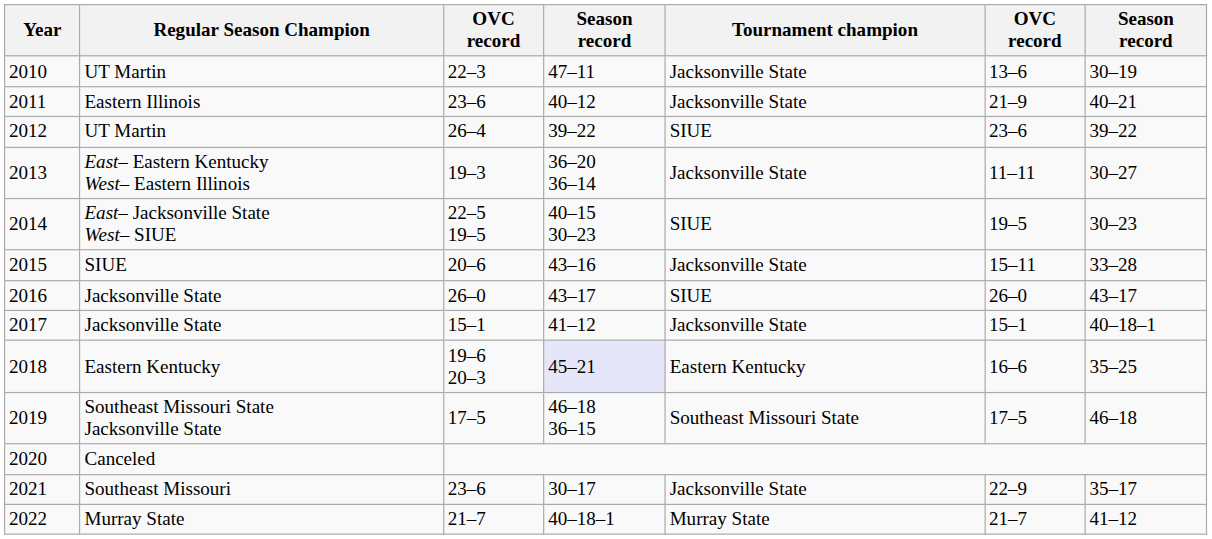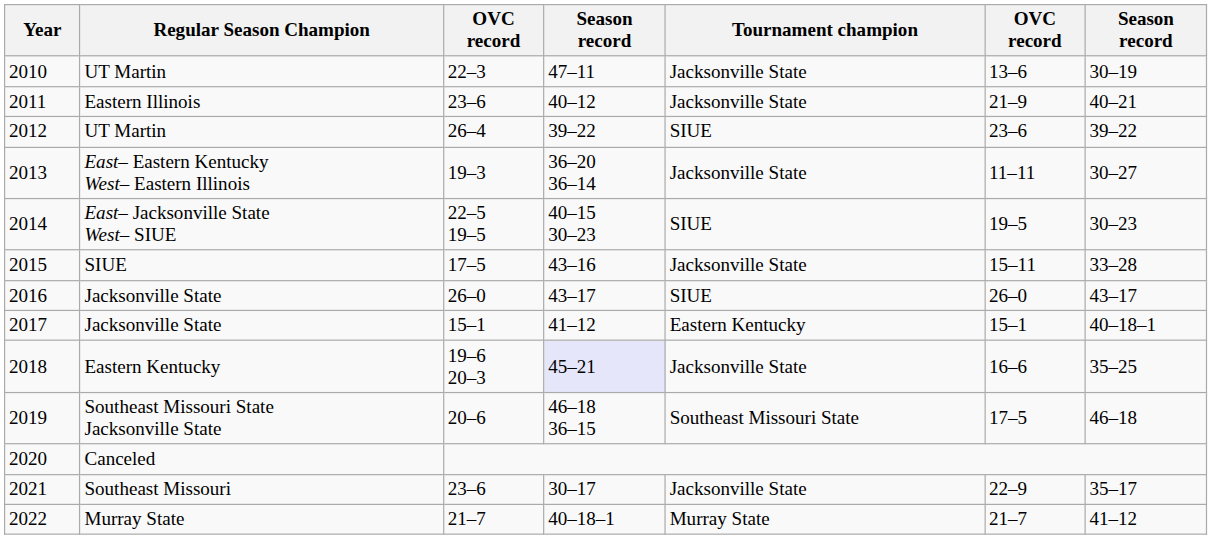(467, 265) 20–6 -> (467, 265) 17–5
(738, 325) Jacksonville State -> (738, 325) Eastern Kentucky
(738, 366) Eastern Kentucky -> (738, 366) Jacksonville State
(467, 417) 17–5 -> (467, 417) 20–6
